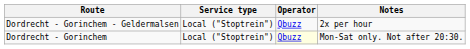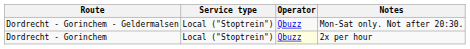(346, 24) 2x per hour -> (392, 24) Mon-Sat only. Not after 20:30.
(392, 38) Mon-Sat only. Not after 20:30. -> (346, 38) 2x per hour
